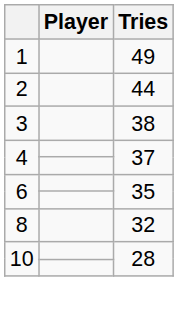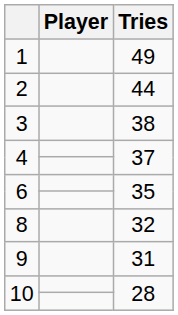+ row: (22, 259)
